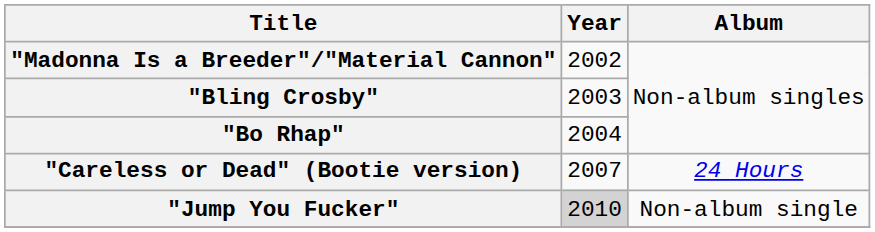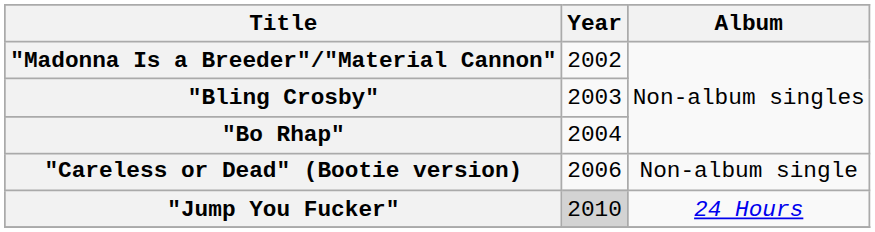(595, 172) 2007 -> (595, 172) 2006
(749, 172) 24 Hours -> (749, 172) Non-album single
(749, 209) Non-album single -> (749, 209) 24 Hours
